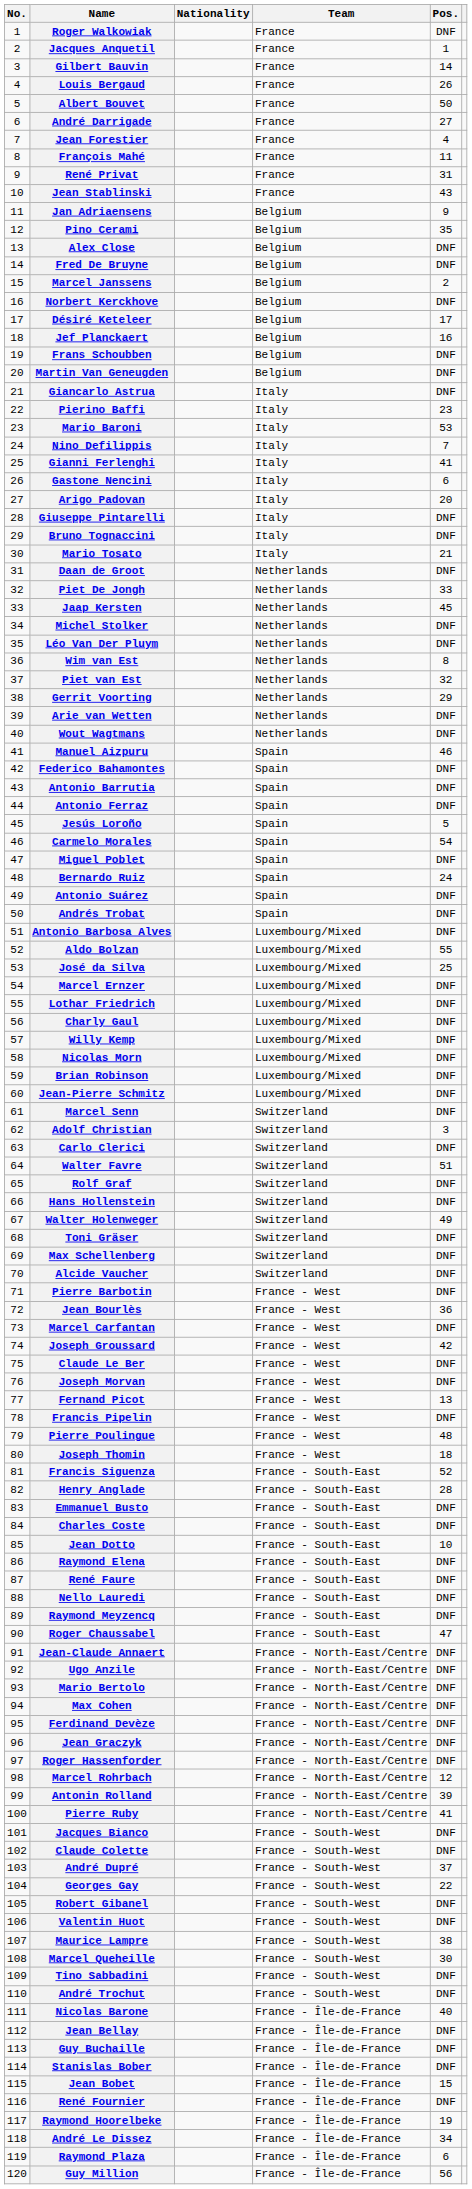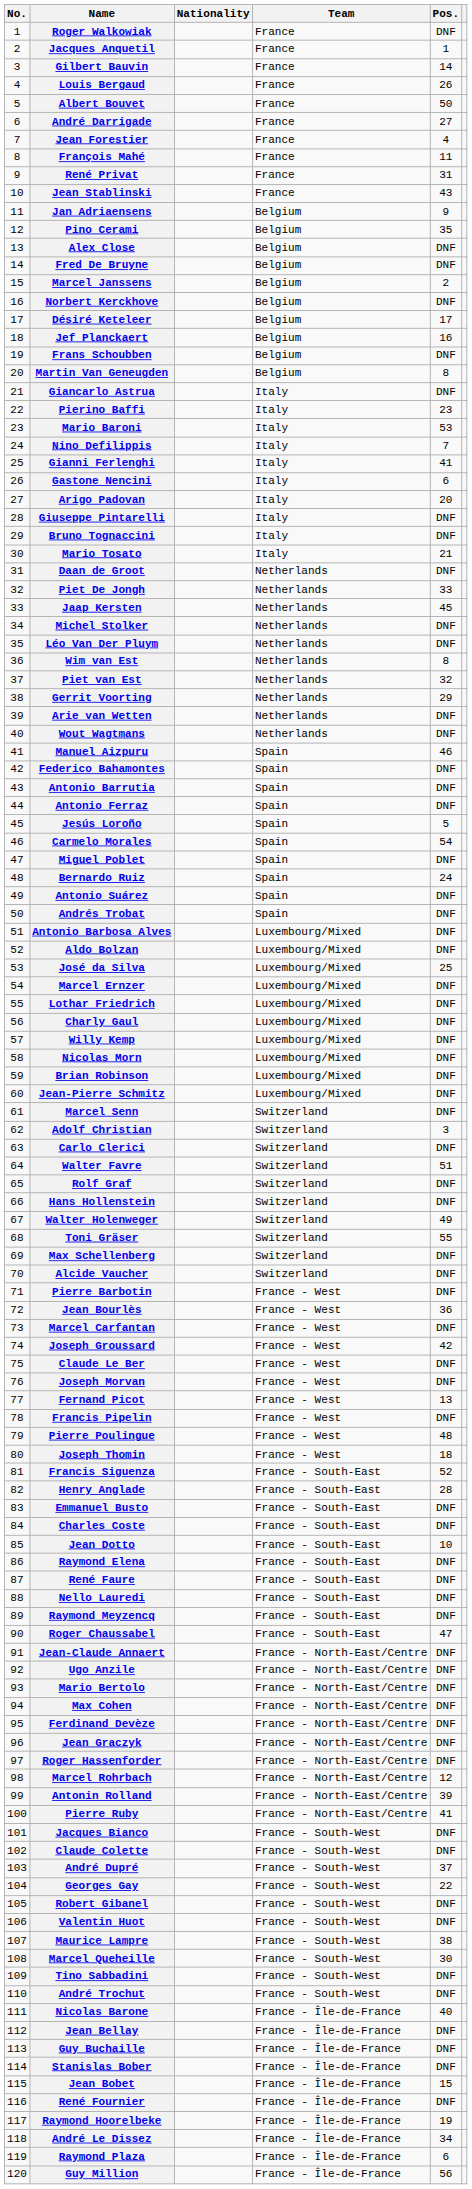(446, 374) DNF -> (446, 374) 8
(446, 950) 55 -> (446, 950) DNF
(446, 1238) DNF -> (446, 1238) 55
